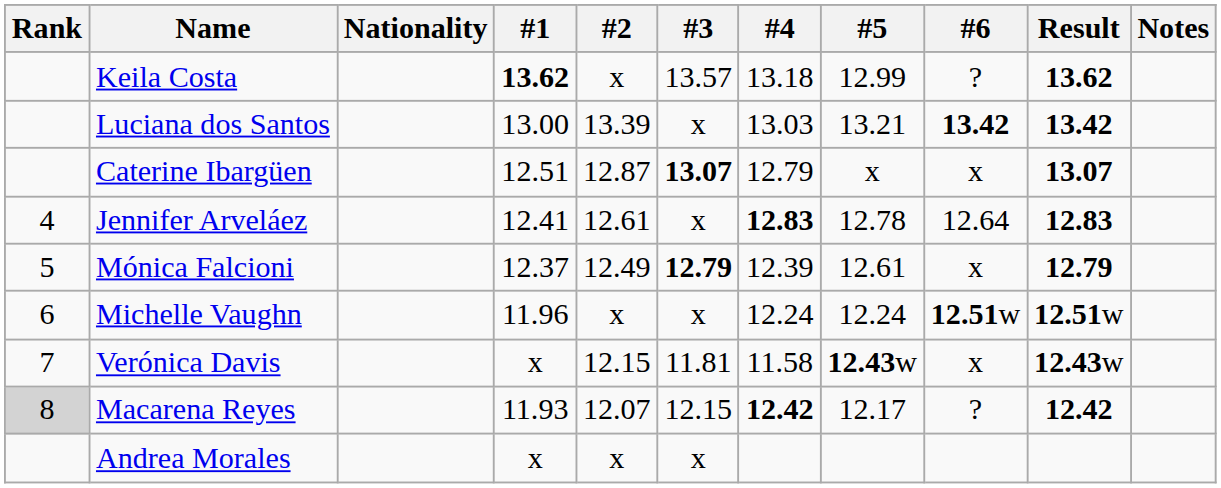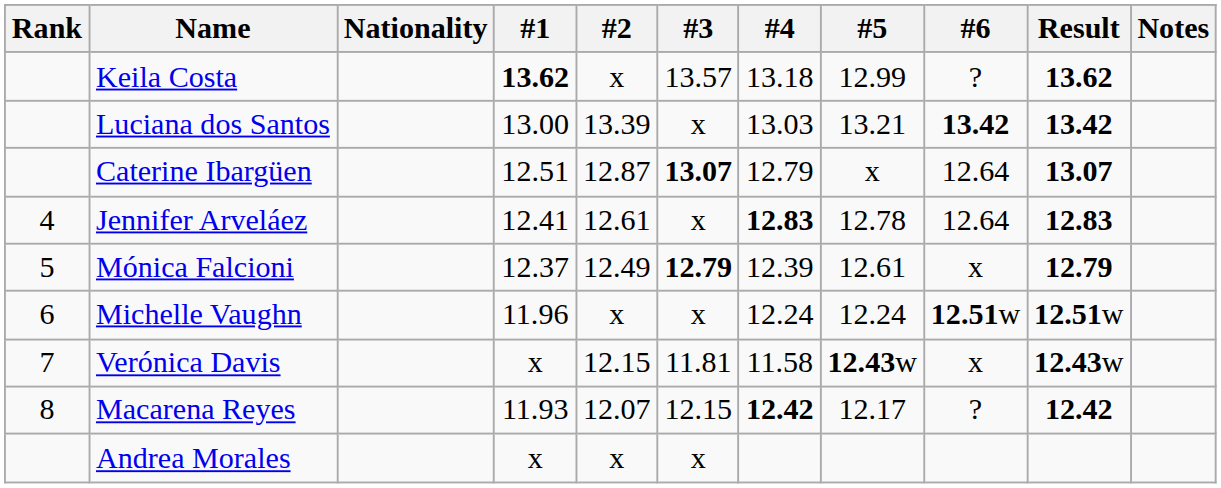(976, 171) x -> (976, 171) 12.64
(47, 409) lightgrey background -> (47, 409) no background
